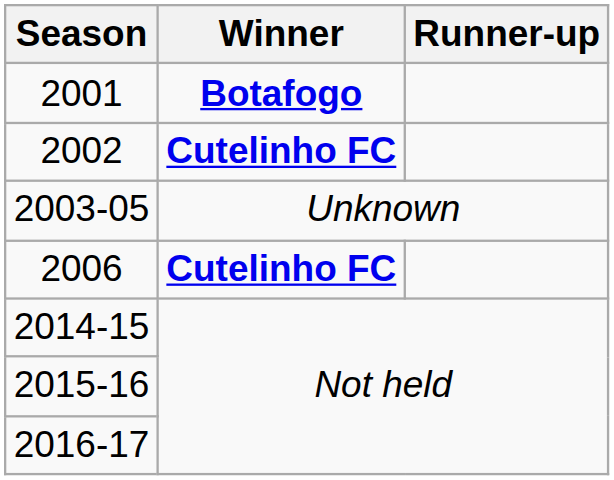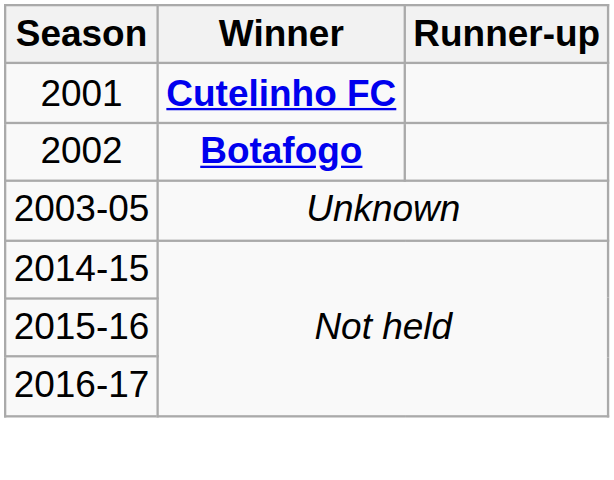(281, 92) Botafogo -> (281, 92) Cutelinho FC
(281, 151) Cutelinho FC -> (281, 151) Botafogo
- row: (81, 268)
